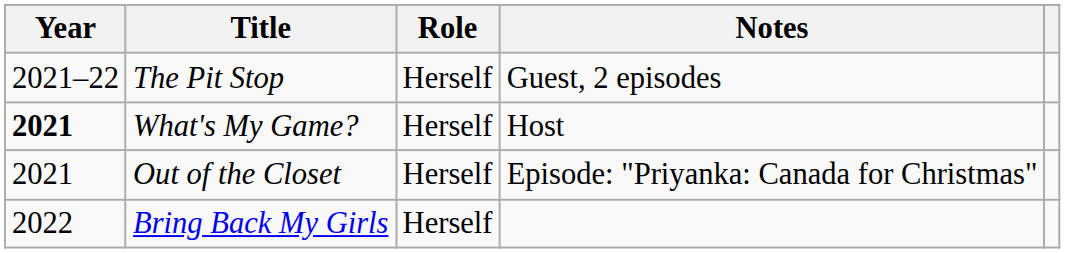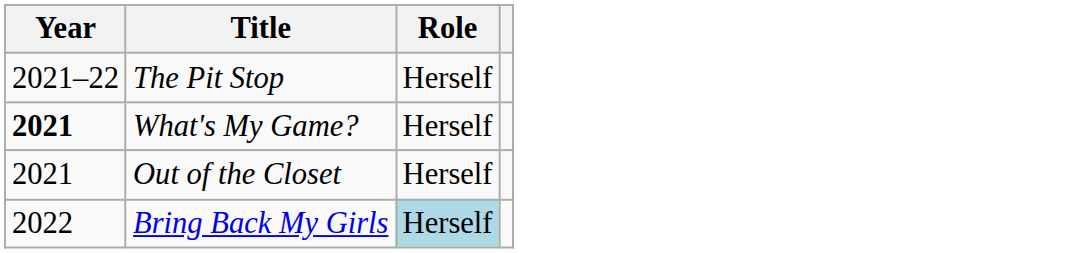- column: (772, 28)
(448, 222) no background -> (448, 222) lightblue background
